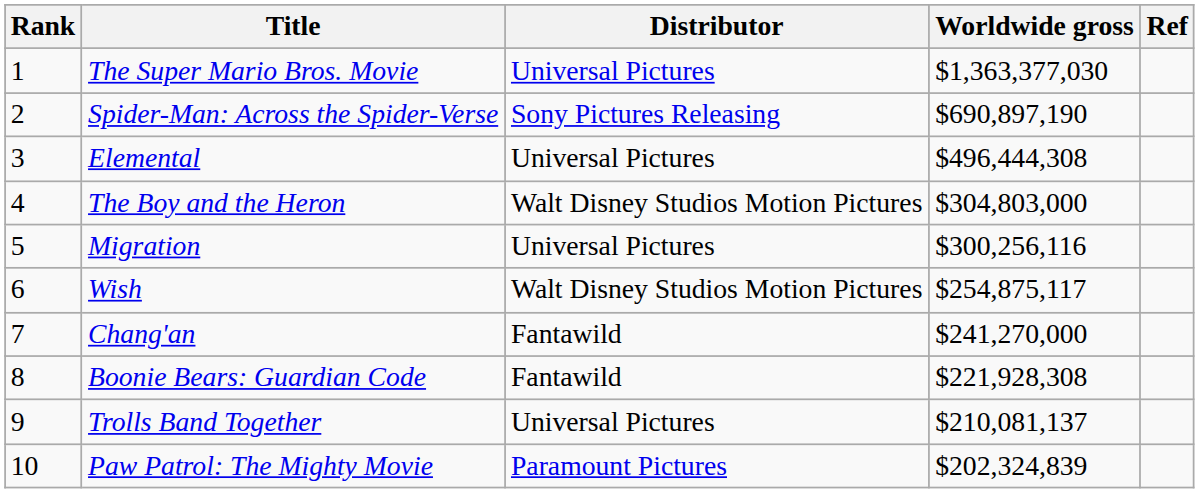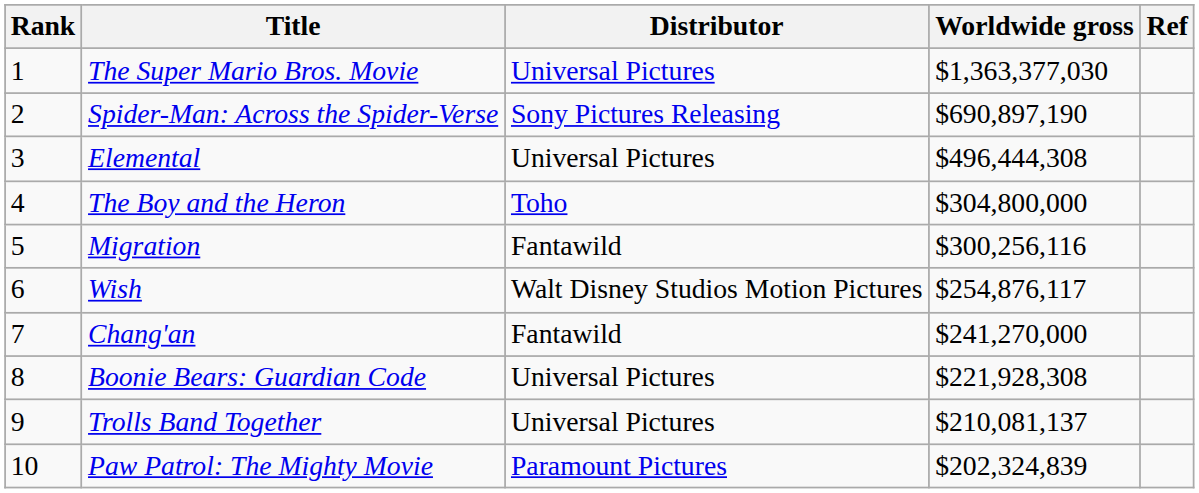(717, 202) Walt Disney Studios Motion Pictures -> (539, 202) Toho
(1011, 202) $304,803,000 -> (1011, 202) $304,800,000
(613, 245) Universal Pictures -> (566, 245) Fantawild
(1011, 289) $254,875,117 -> (1011, 289) $254,876,117
(566, 377) Fantawild -> (613, 377) Universal Pictures
